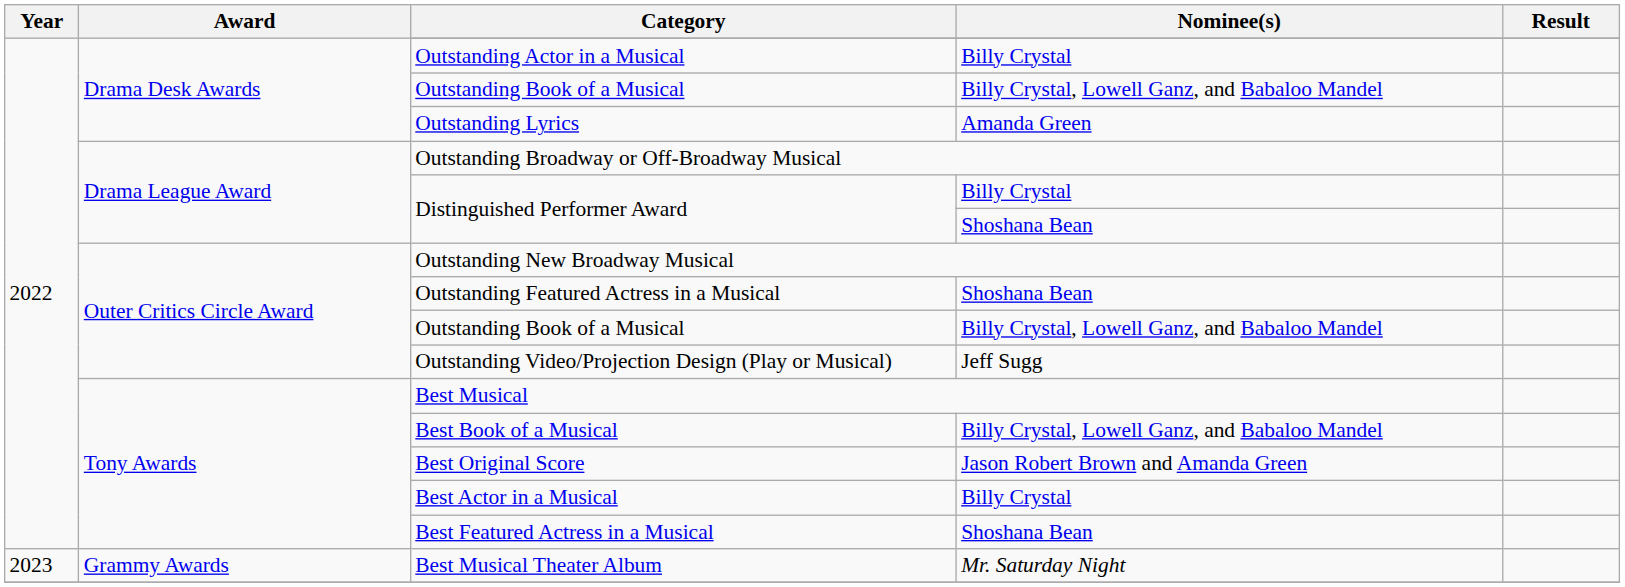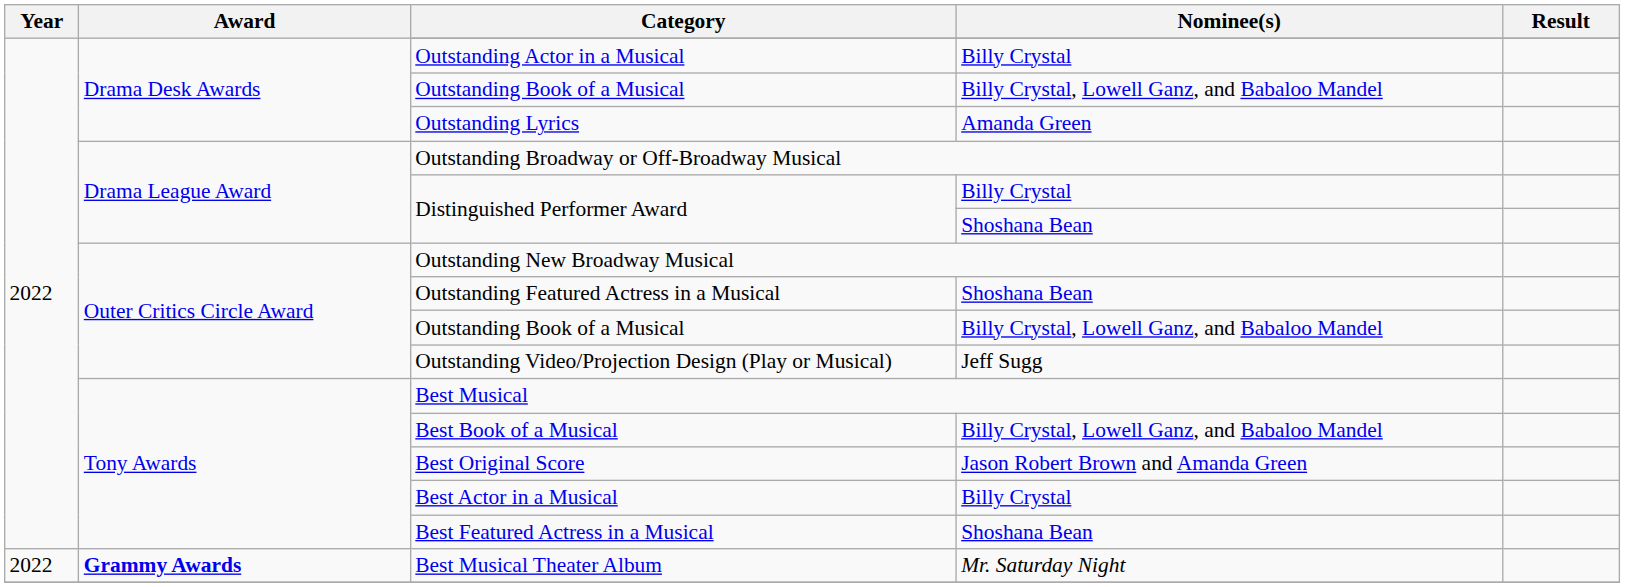(31, 565) 2023 -> (31, 565) 2022
(156, 565) normal -> (163, 565) bold
